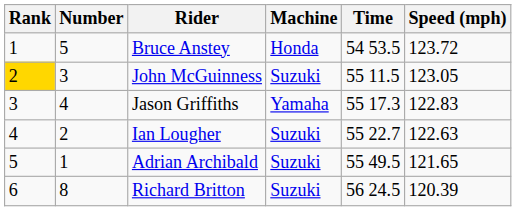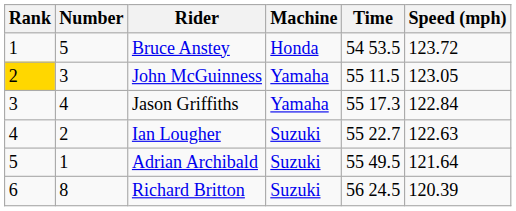(295, 76) Suzuki -> (300, 76) Yamaha
(433, 104) 122.83 -> (433, 104) 122.84
(433, 162) 121.65 -> (433, 162) 121.64
